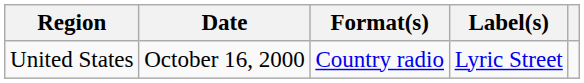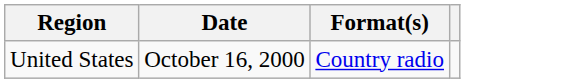- column: (509, 22)
